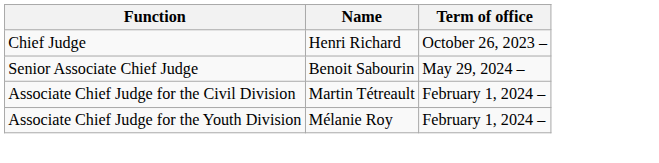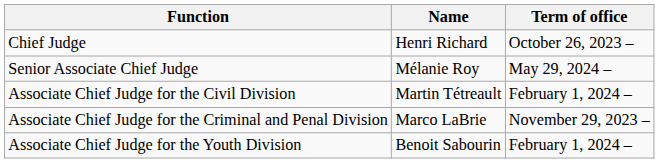(362, 68) Benoit Sabourin -> (437, 68) Mélanie Roy
+ row: (198, 119)
(351, 119) Mélanie Roy -> (448, 145) Benoit Sabourin
